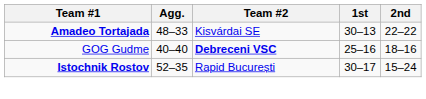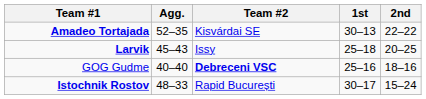(172, 31) 48–33 -> (172, 31) 52–35
+ row: (132, 49)
(172, 67) 52–35 -> (172, 85) 48–33
